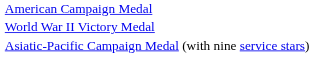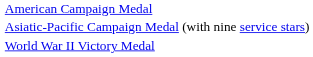rows swapped: (157, 45) <-> (80, 27)
